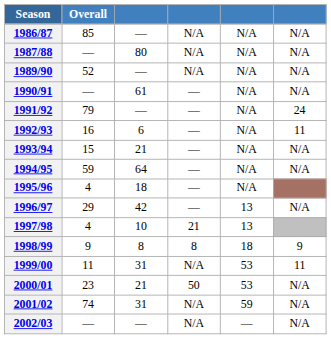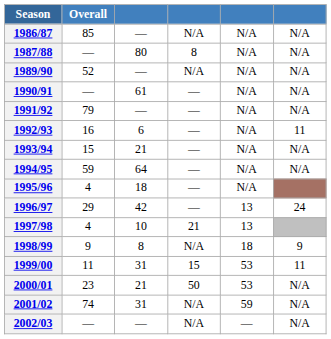(194, 52) N/A -> (194, 52) 8
(300, 110) 24 -> (300, 110) N/A
(300, 207) N/A -> (300, 207) 24
(194, 246) 8 -> (194, 246) N/A
(194, 265) N/A -> (194, 265) 15
